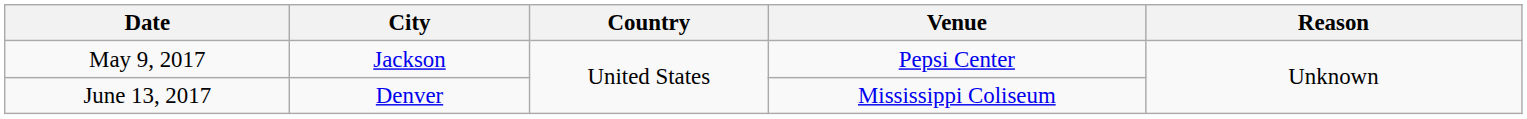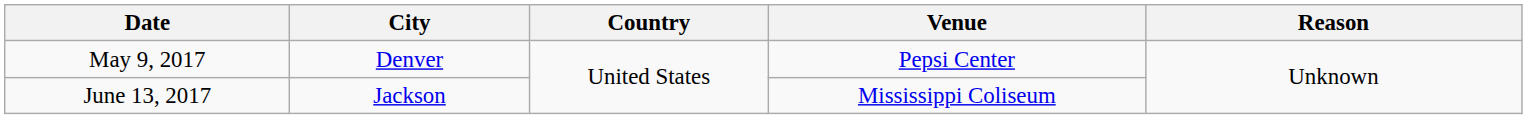(409, 58) Jackson -> (409, 58) Denver
(409, 95) Denver -> (409, 95) Jackson
